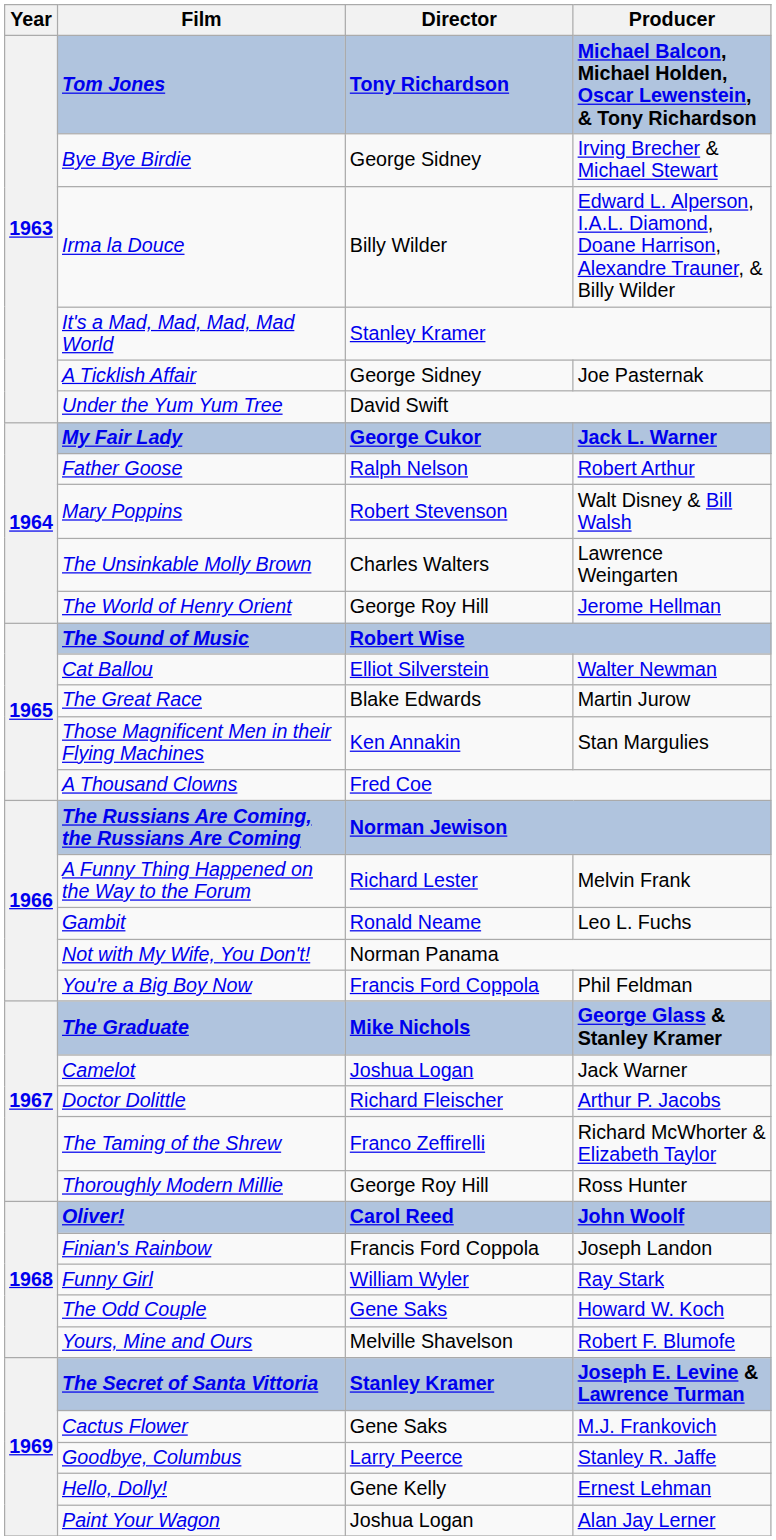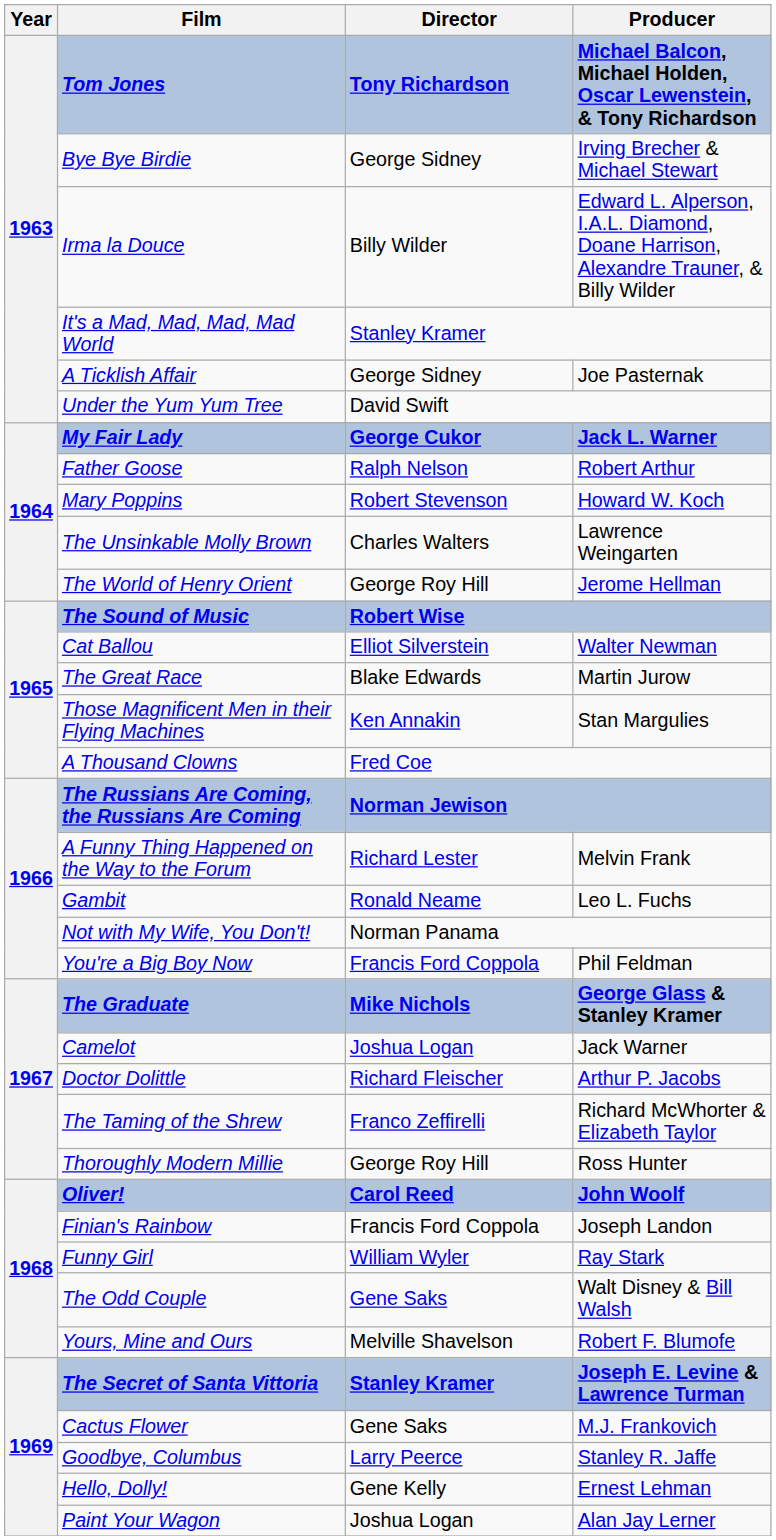(655, 511) Walt Disney & Bill Walsh -> (651, 500) Howard W. Koch
(651, 1310) Howard W. Koch -> (655, 1299) Walt Disney & Bill Walsh
